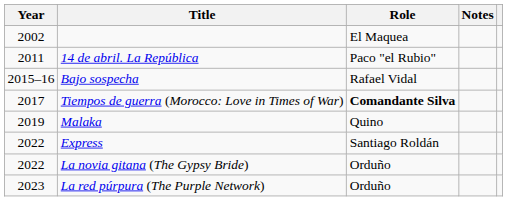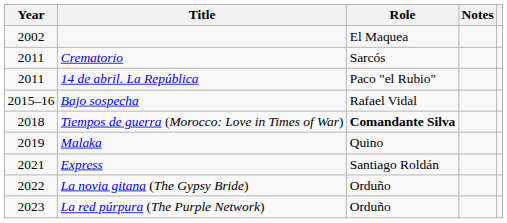+ row: (92, 57)
(31, 100) 2017 -> (31, 121) 2018
(31, 143) 2022 -> (31, 164) 2021
